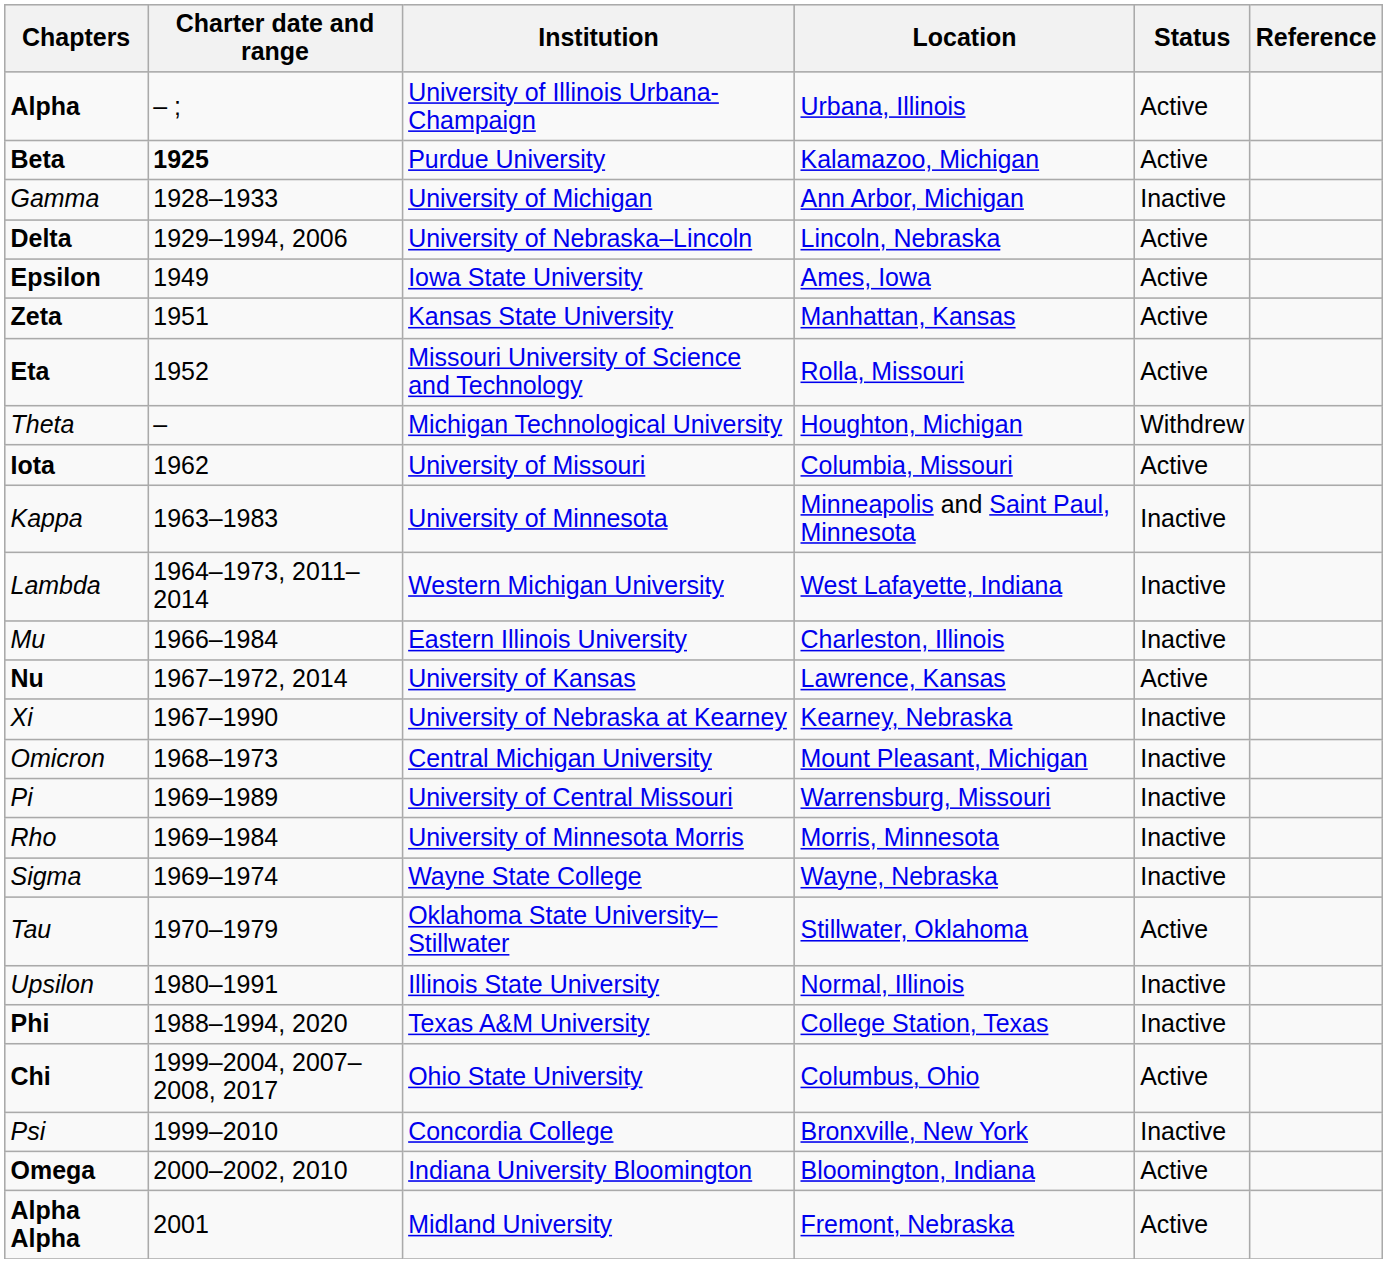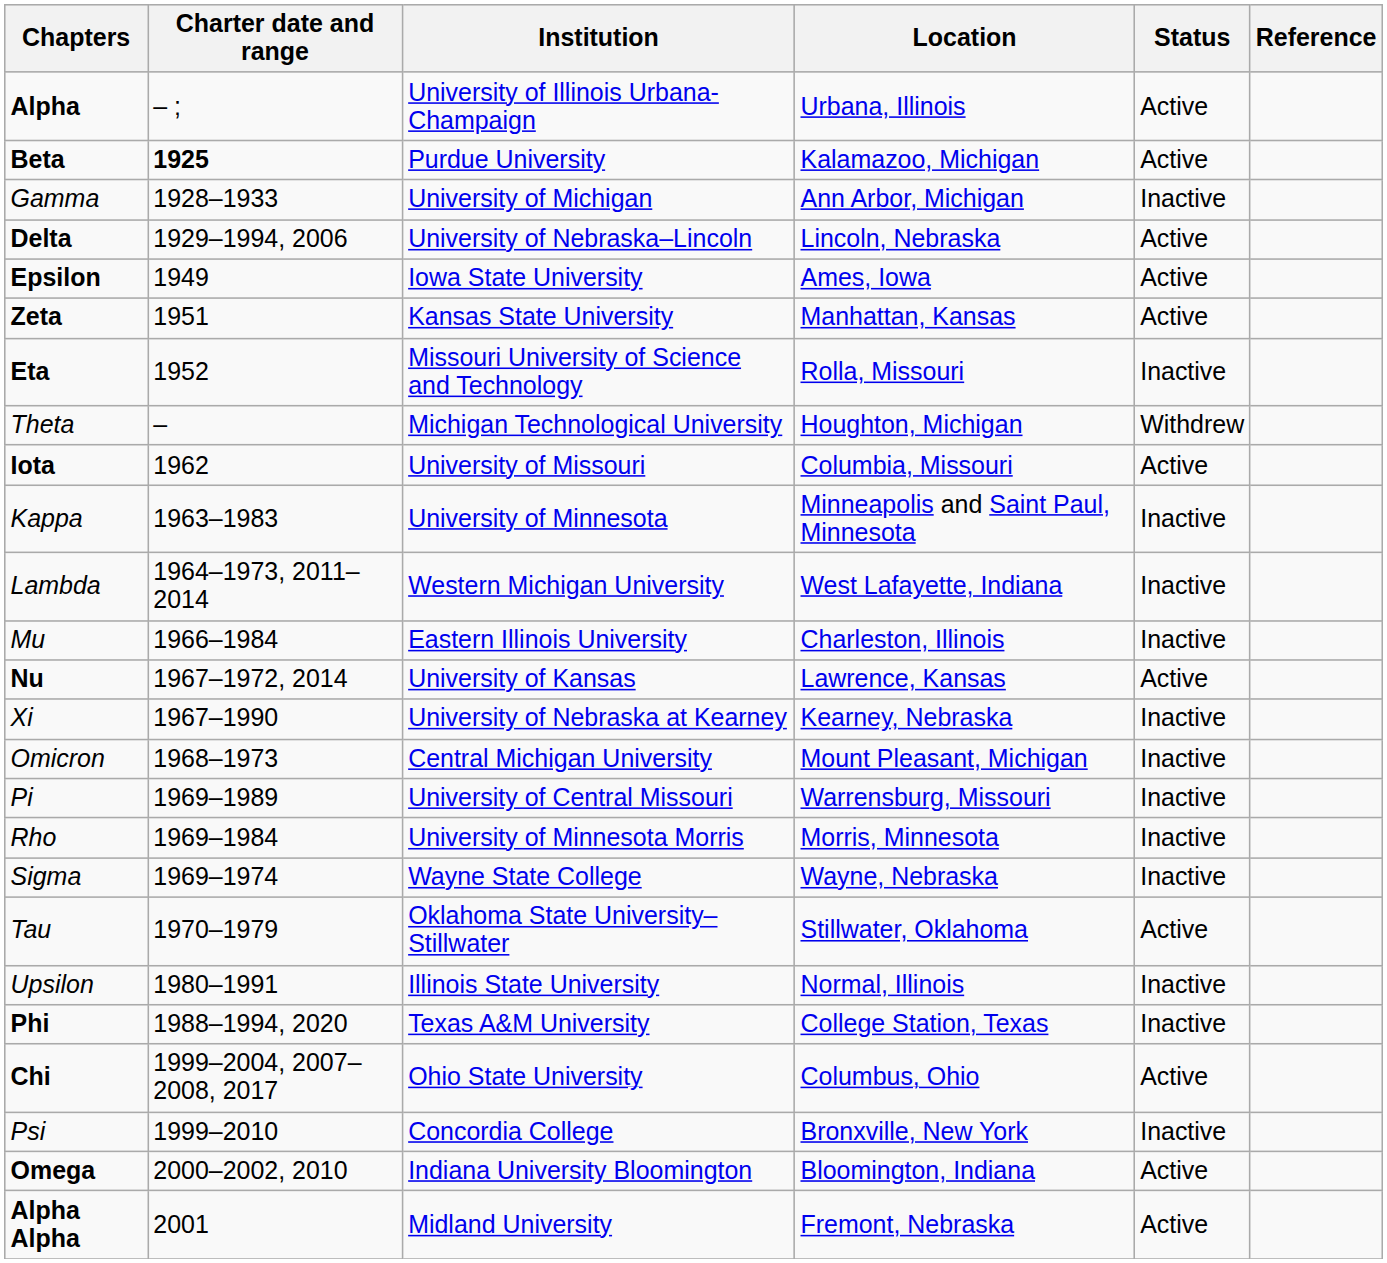(1174, 371) Active -> (1183, 371) Inactive
